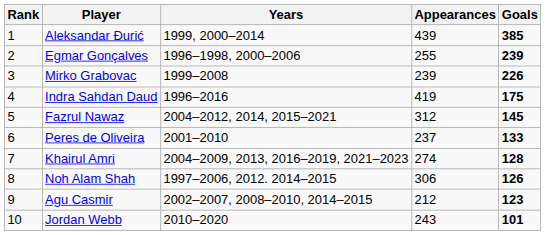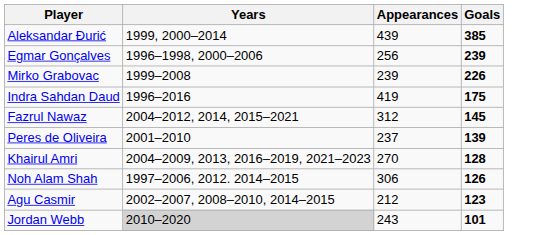- column: (23, 14)
(425, 55) 255 -> (388, 55) 256
(513, 138) 133 -> (475, 138) 139
(425, 158) 274 -> (388, 158) 270
(196, 220) no background -> (158, 220) lightgrey background
